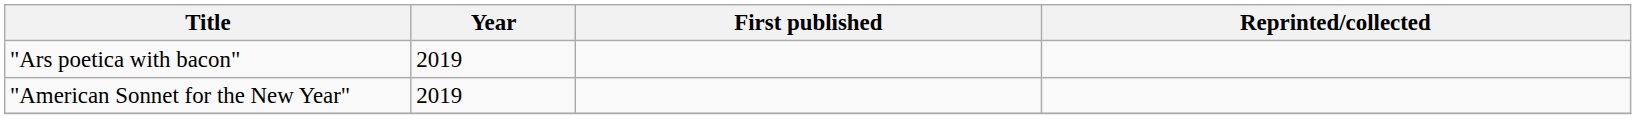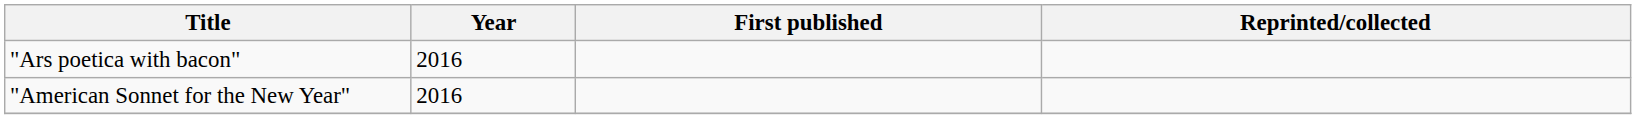(439, 58) 2019 -> (439, 58) 2016
(439, 95) 2019 -> (439, 95) 2016
